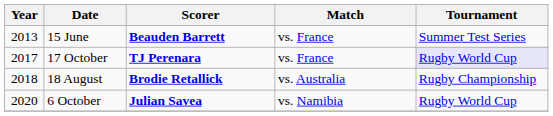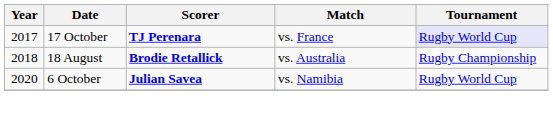- row: (68, 36)
